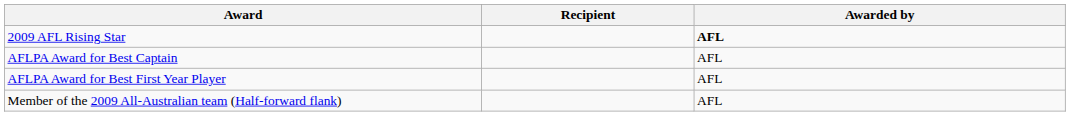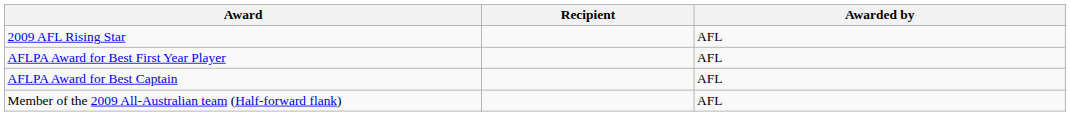(711, 36) bold -> (710, 36) normal
rows swapped: (117, 79) <-> (93, 57)
